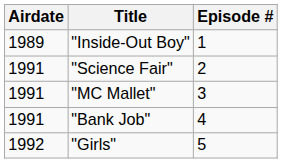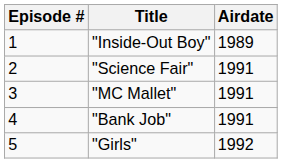columns swapped: (235, 17) <-> (36, 17)
